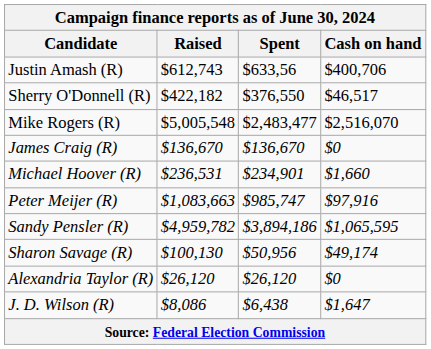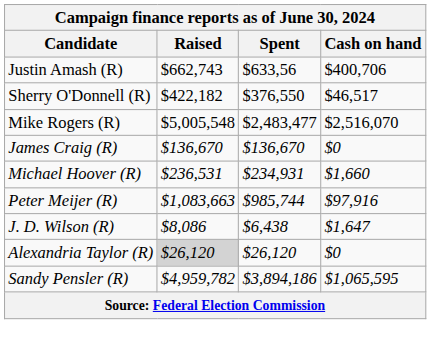(192, 69) $612,743 -> (192, 69) $662,743
(274, 174) $234,901 -> (274, 174) $234,931
(274, 200) $985,747 -> (274, 200) $985,744
rows swapped: (68, 226) <-> (61, 305)
- row: (70, 252)
(188, 278) no background -> (188, 252) lightgrey background
